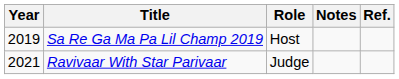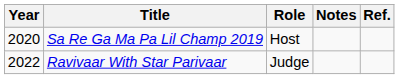(24, 39) 2019 -> (24, 39) 2020
(24, 62) 2021 -> (24, 62) 2022
